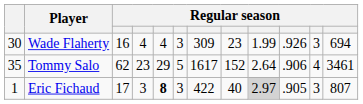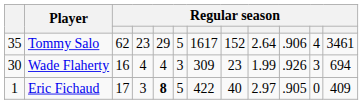rows swapped: (64, 66) <-> (69, 44)
(180, 88) 3 -> (180, 88) 5
(264, 88) lightgrey background -> (264, 88) no background
(317, 88) 3 -> (317, 88) 0
(340, 88) 807 -> (340, 88) 409
